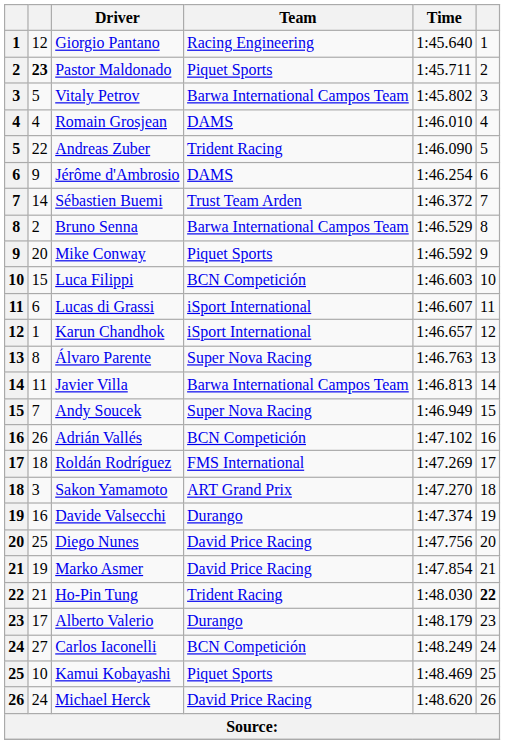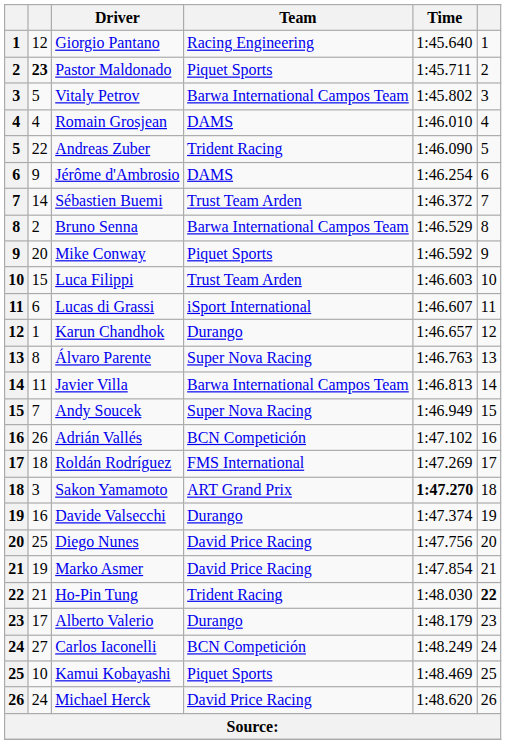(247, 279) BCN Competición -> (244, 279) Trust Team Arden
(249, 332) iSport International -> (215, 332) Durango
(444, 489) normal -> (445, 489) bold
